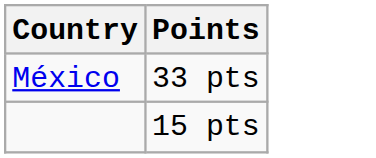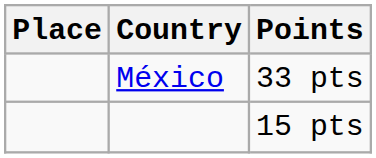+ column: (57, 30)
